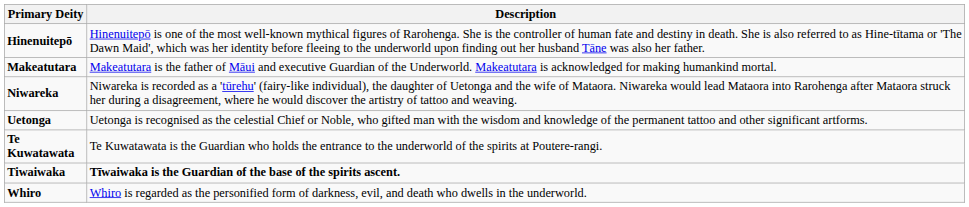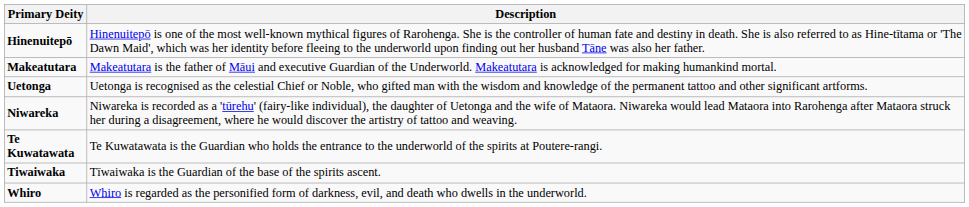rows swapped: (29, 120) <-> (33, 93)
(245, 173) bold -> (235, 173) normal
